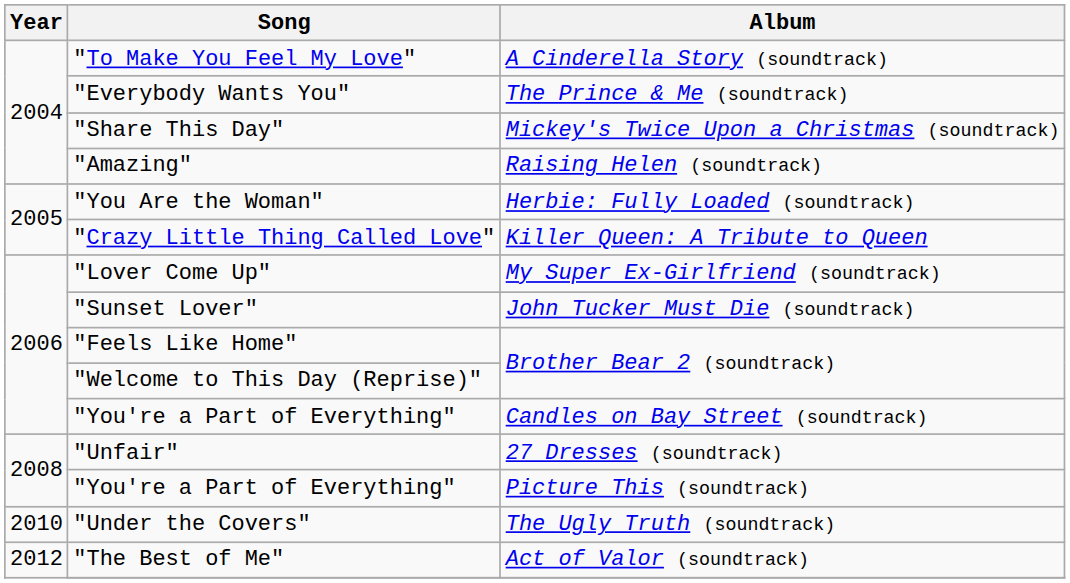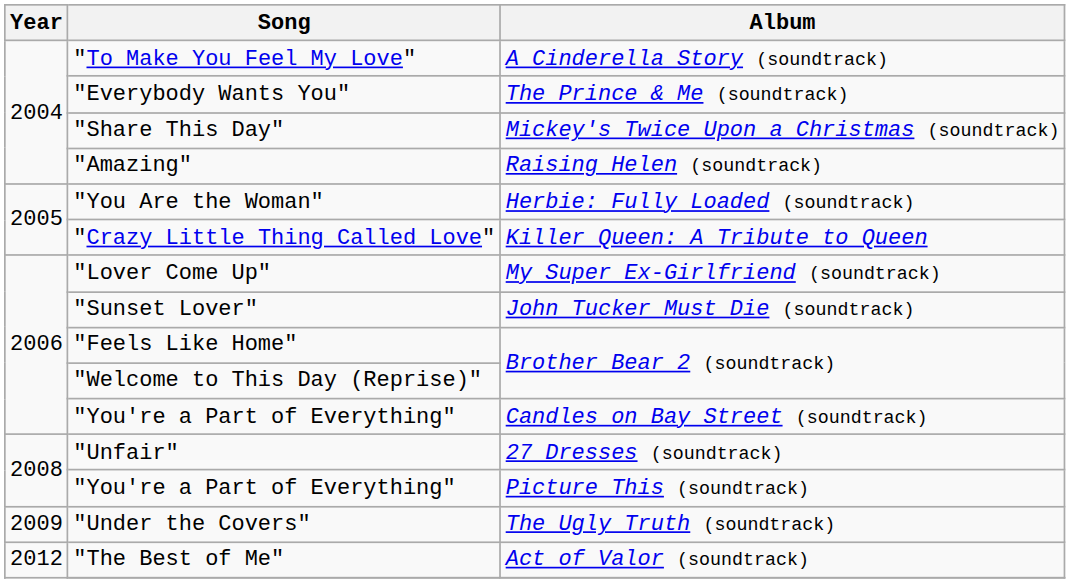(36, 524) 2010 -> (36, 524) 2009
